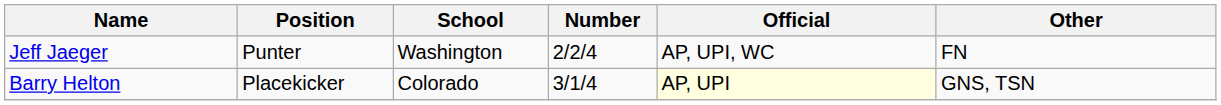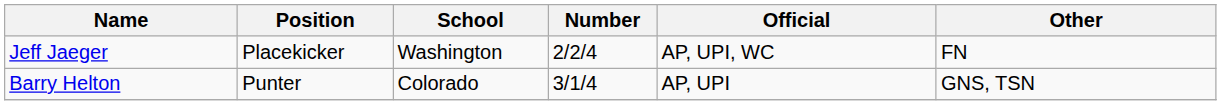(272, 52) Punter -> (293, 52) Placekicker
(293, 83) Placekicker -> (272, 83) Punter
(696, 83) lightyellow background -> (696, 83) no background
